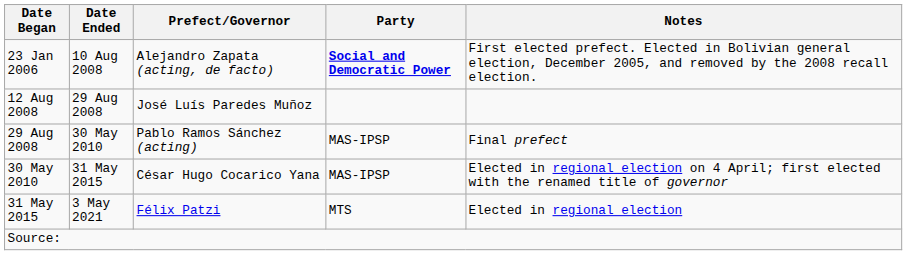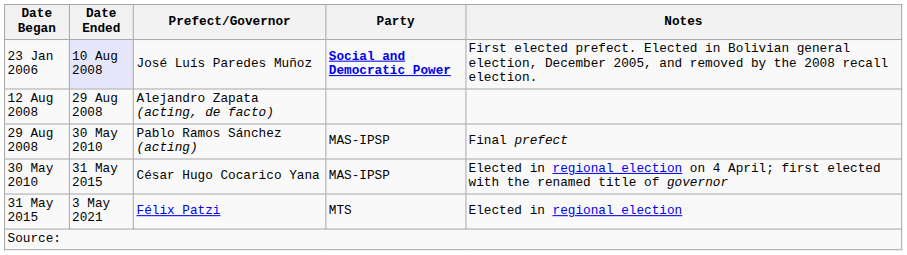(95, 65) no background -> (95, 65) lavender background
(205, 65) Alejandro Zapata (acting, de facto) -> (224, 65) José Luís Paredes Muñoz
(224, 107) José Luís Paredes Muñoz -> (205, 107) Alejandro Zapata (acting, de facto)
